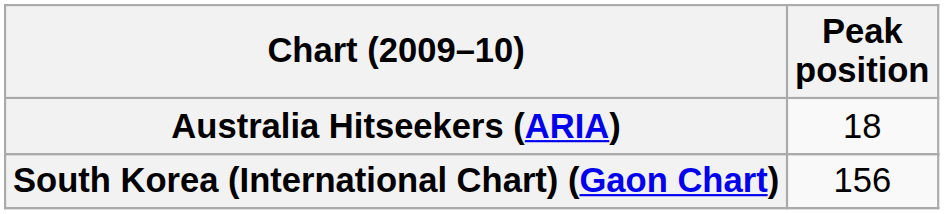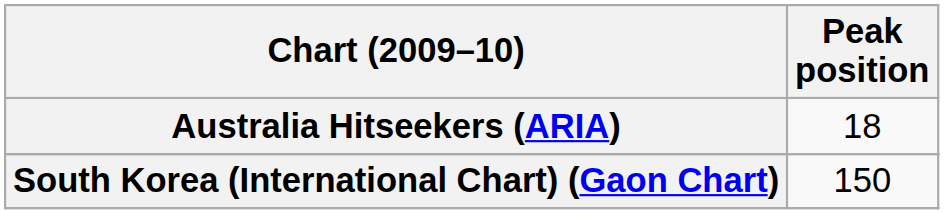(862, 180) 156 -> (862, 180) 150
